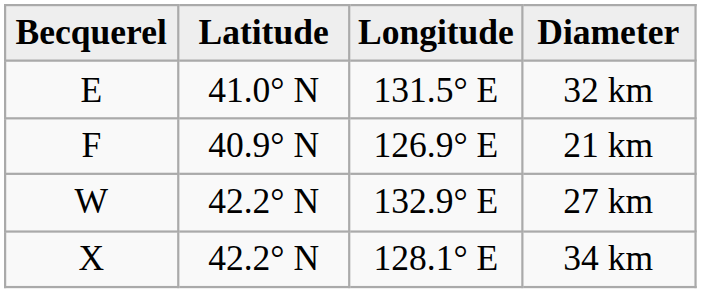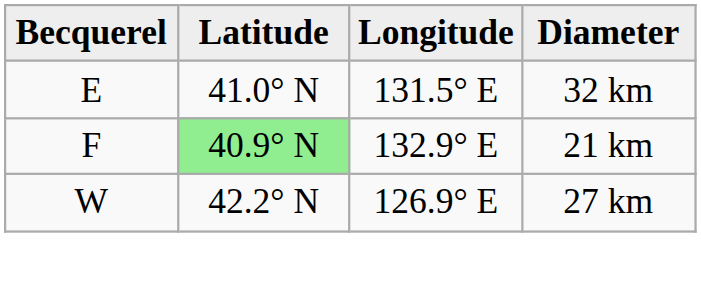(264, 145) no background -> (264, 145) lightgreen background
(436, 145) 126.9° E -> (436, 145) 132.9° E
(436, 201) 132.9° E -> (436, 201) 126.9° E
- row: (608, 257)
